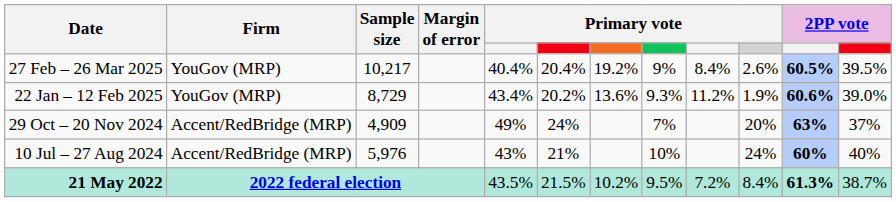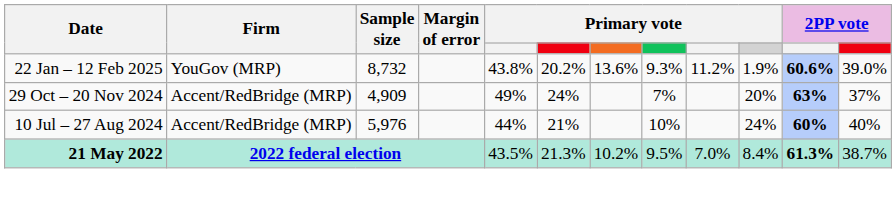- row: (86, 68)
(387, 96) 8,729 -> (387, 68) 8,732
(511, 96) 43.4% -> (511, 68) 43.8%
(511, 153) 43% -> (511, 125) 44%
(563, 182) 21.5% -> (563, 153) 21.3%
(712, 182) 7.2% -> (712, 153) 7.0%
